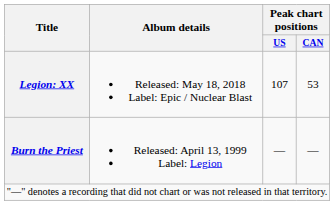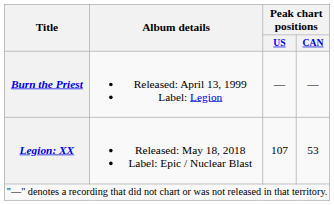rows swapped: (47, 150) <-> (47, 84)
